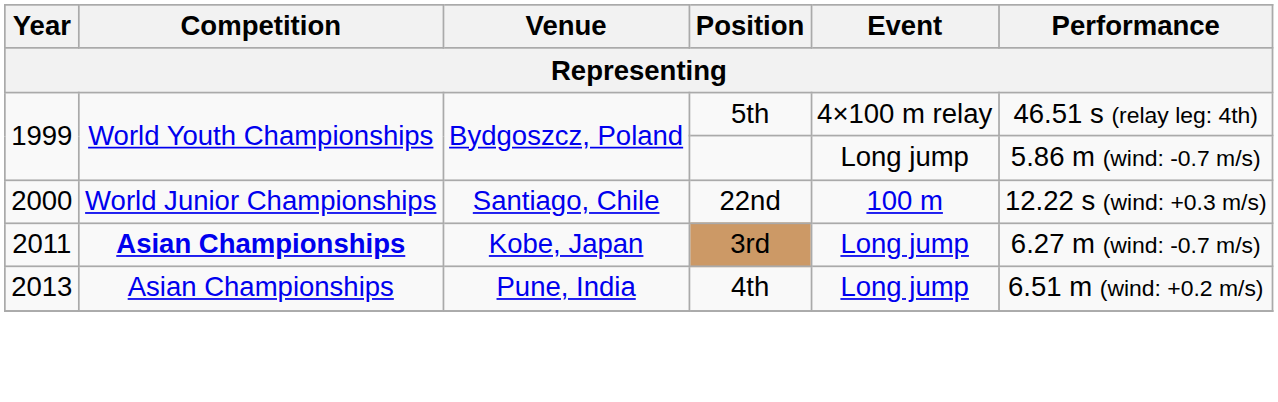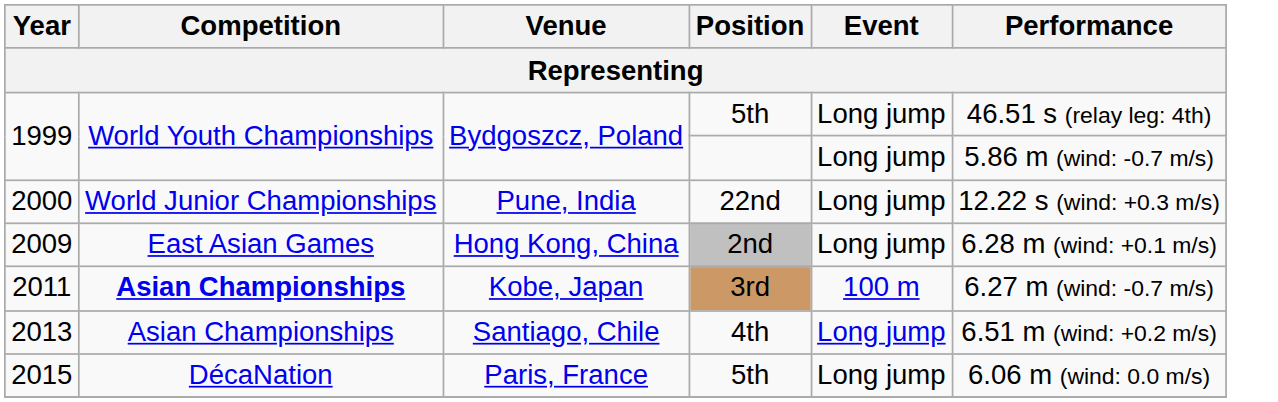(905, 113) 4×100 m relay -> (881, 113) Long jump
(566, 200) Santiago, Chile -> (566, 200) Pune, India
(905, 200) 100 m -> (881, 200) Long jump
+ row: (42, 244)
(905, 244) Long jump -> (881, 288) 100 m
(566, 288) Pune, India -> (566, 331) Santiago, Chile
+ row: (42, 375)
